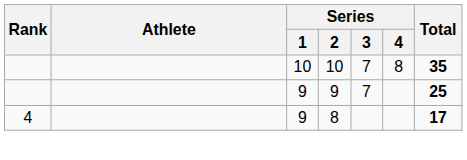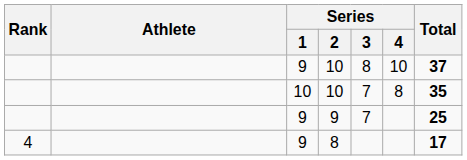+ row: (302, 67)
